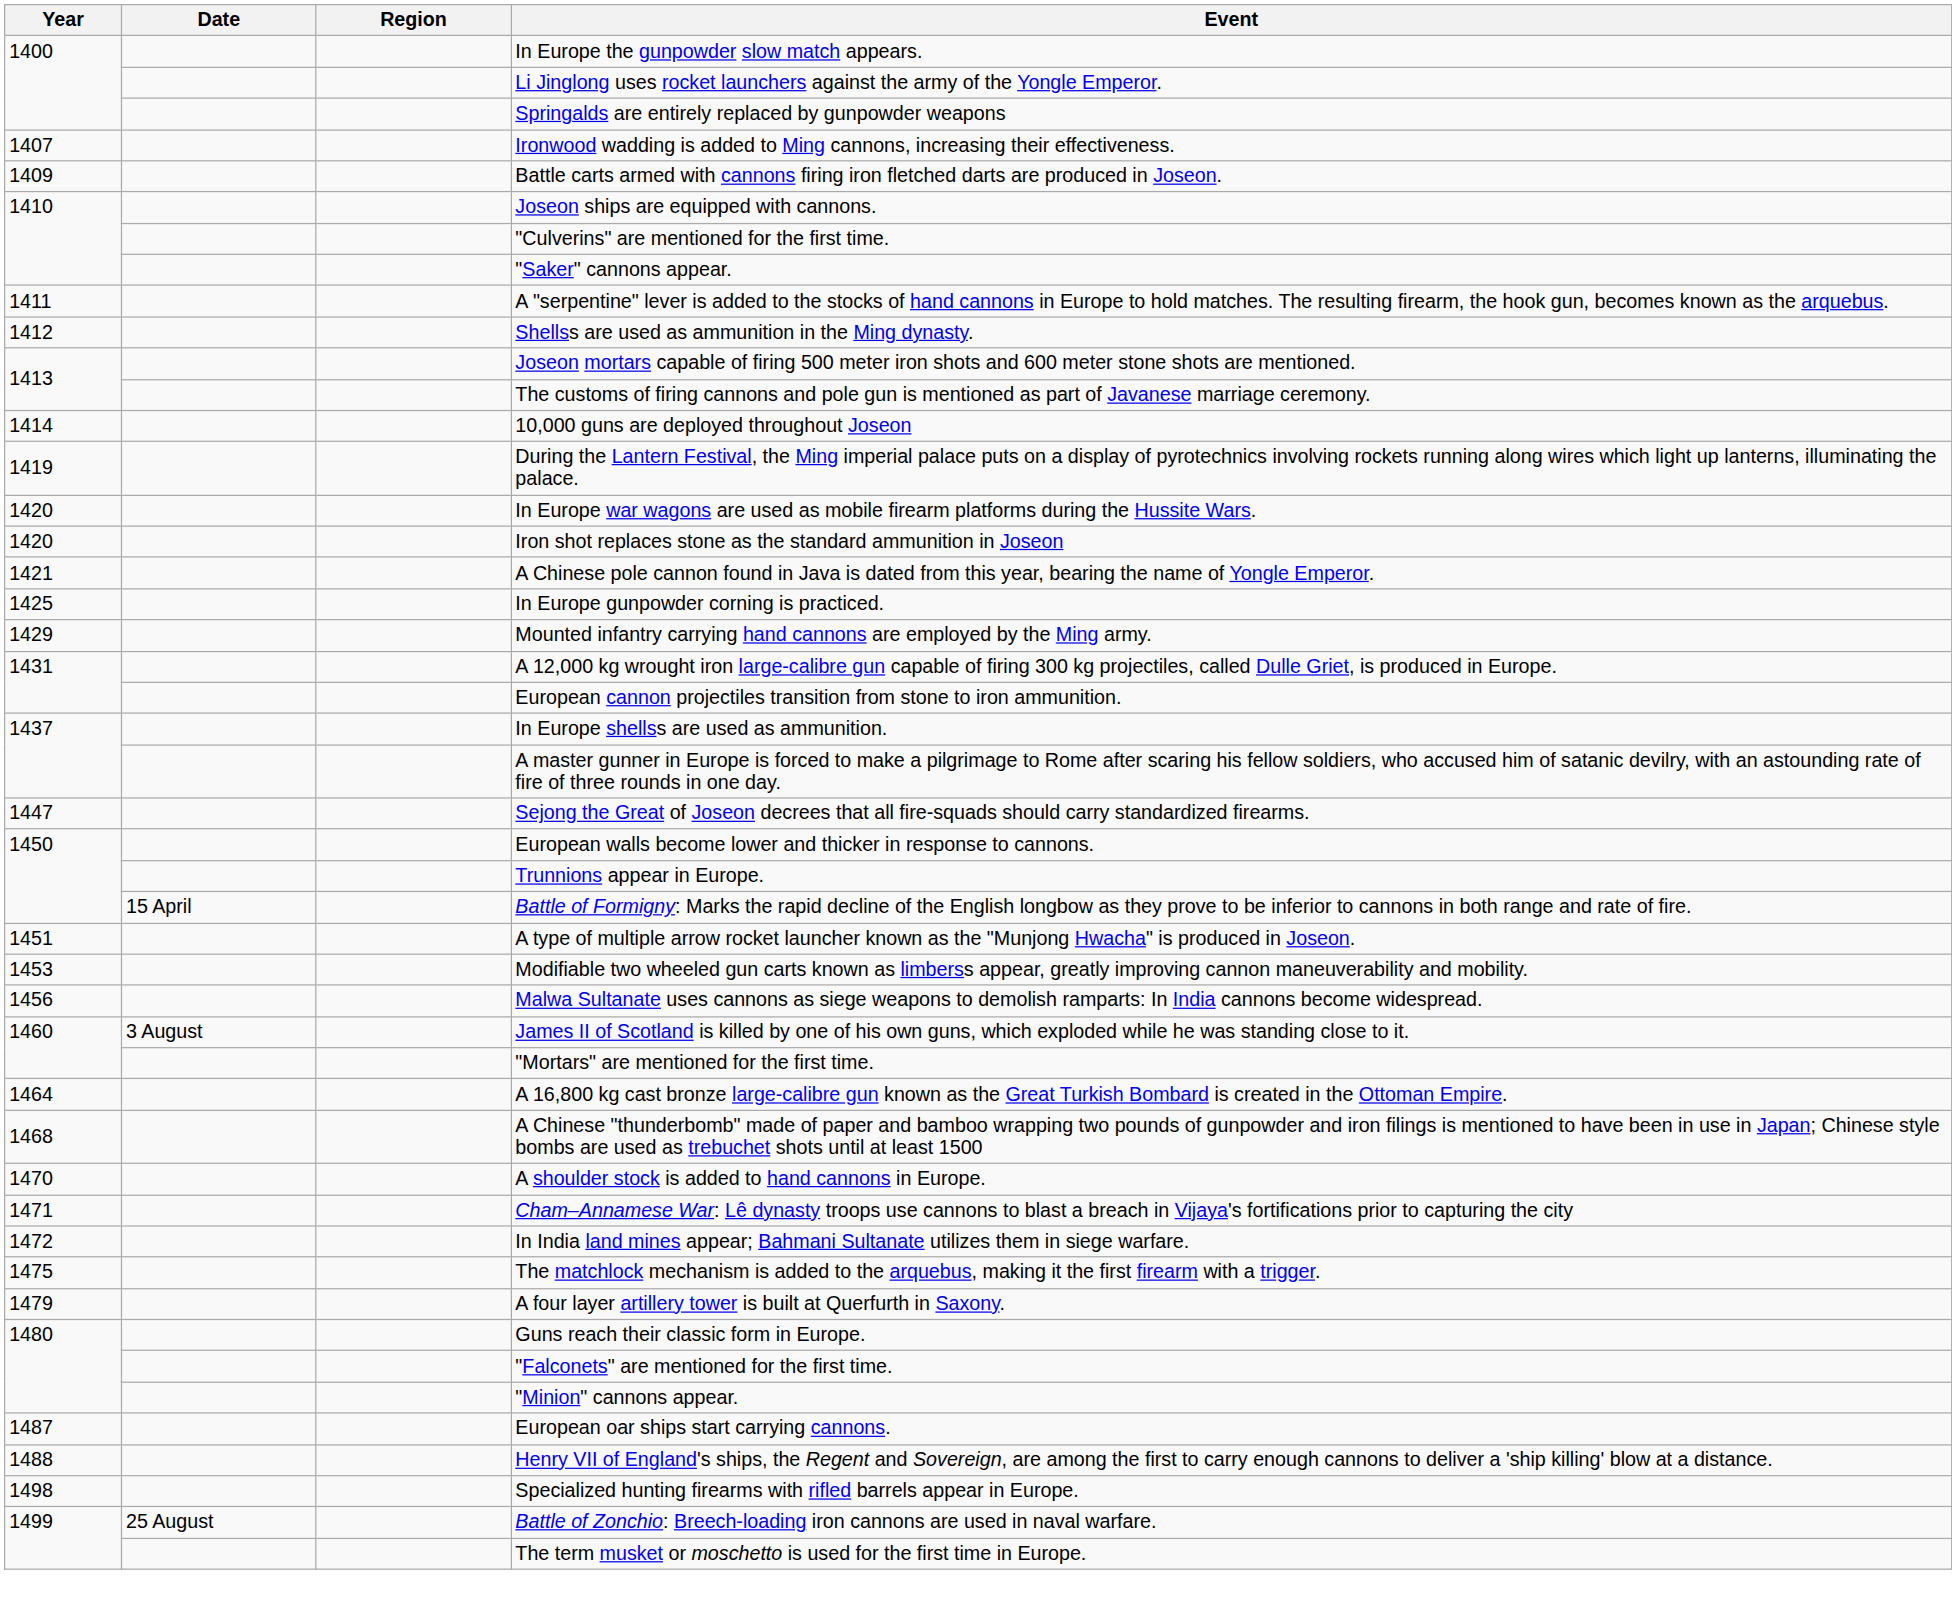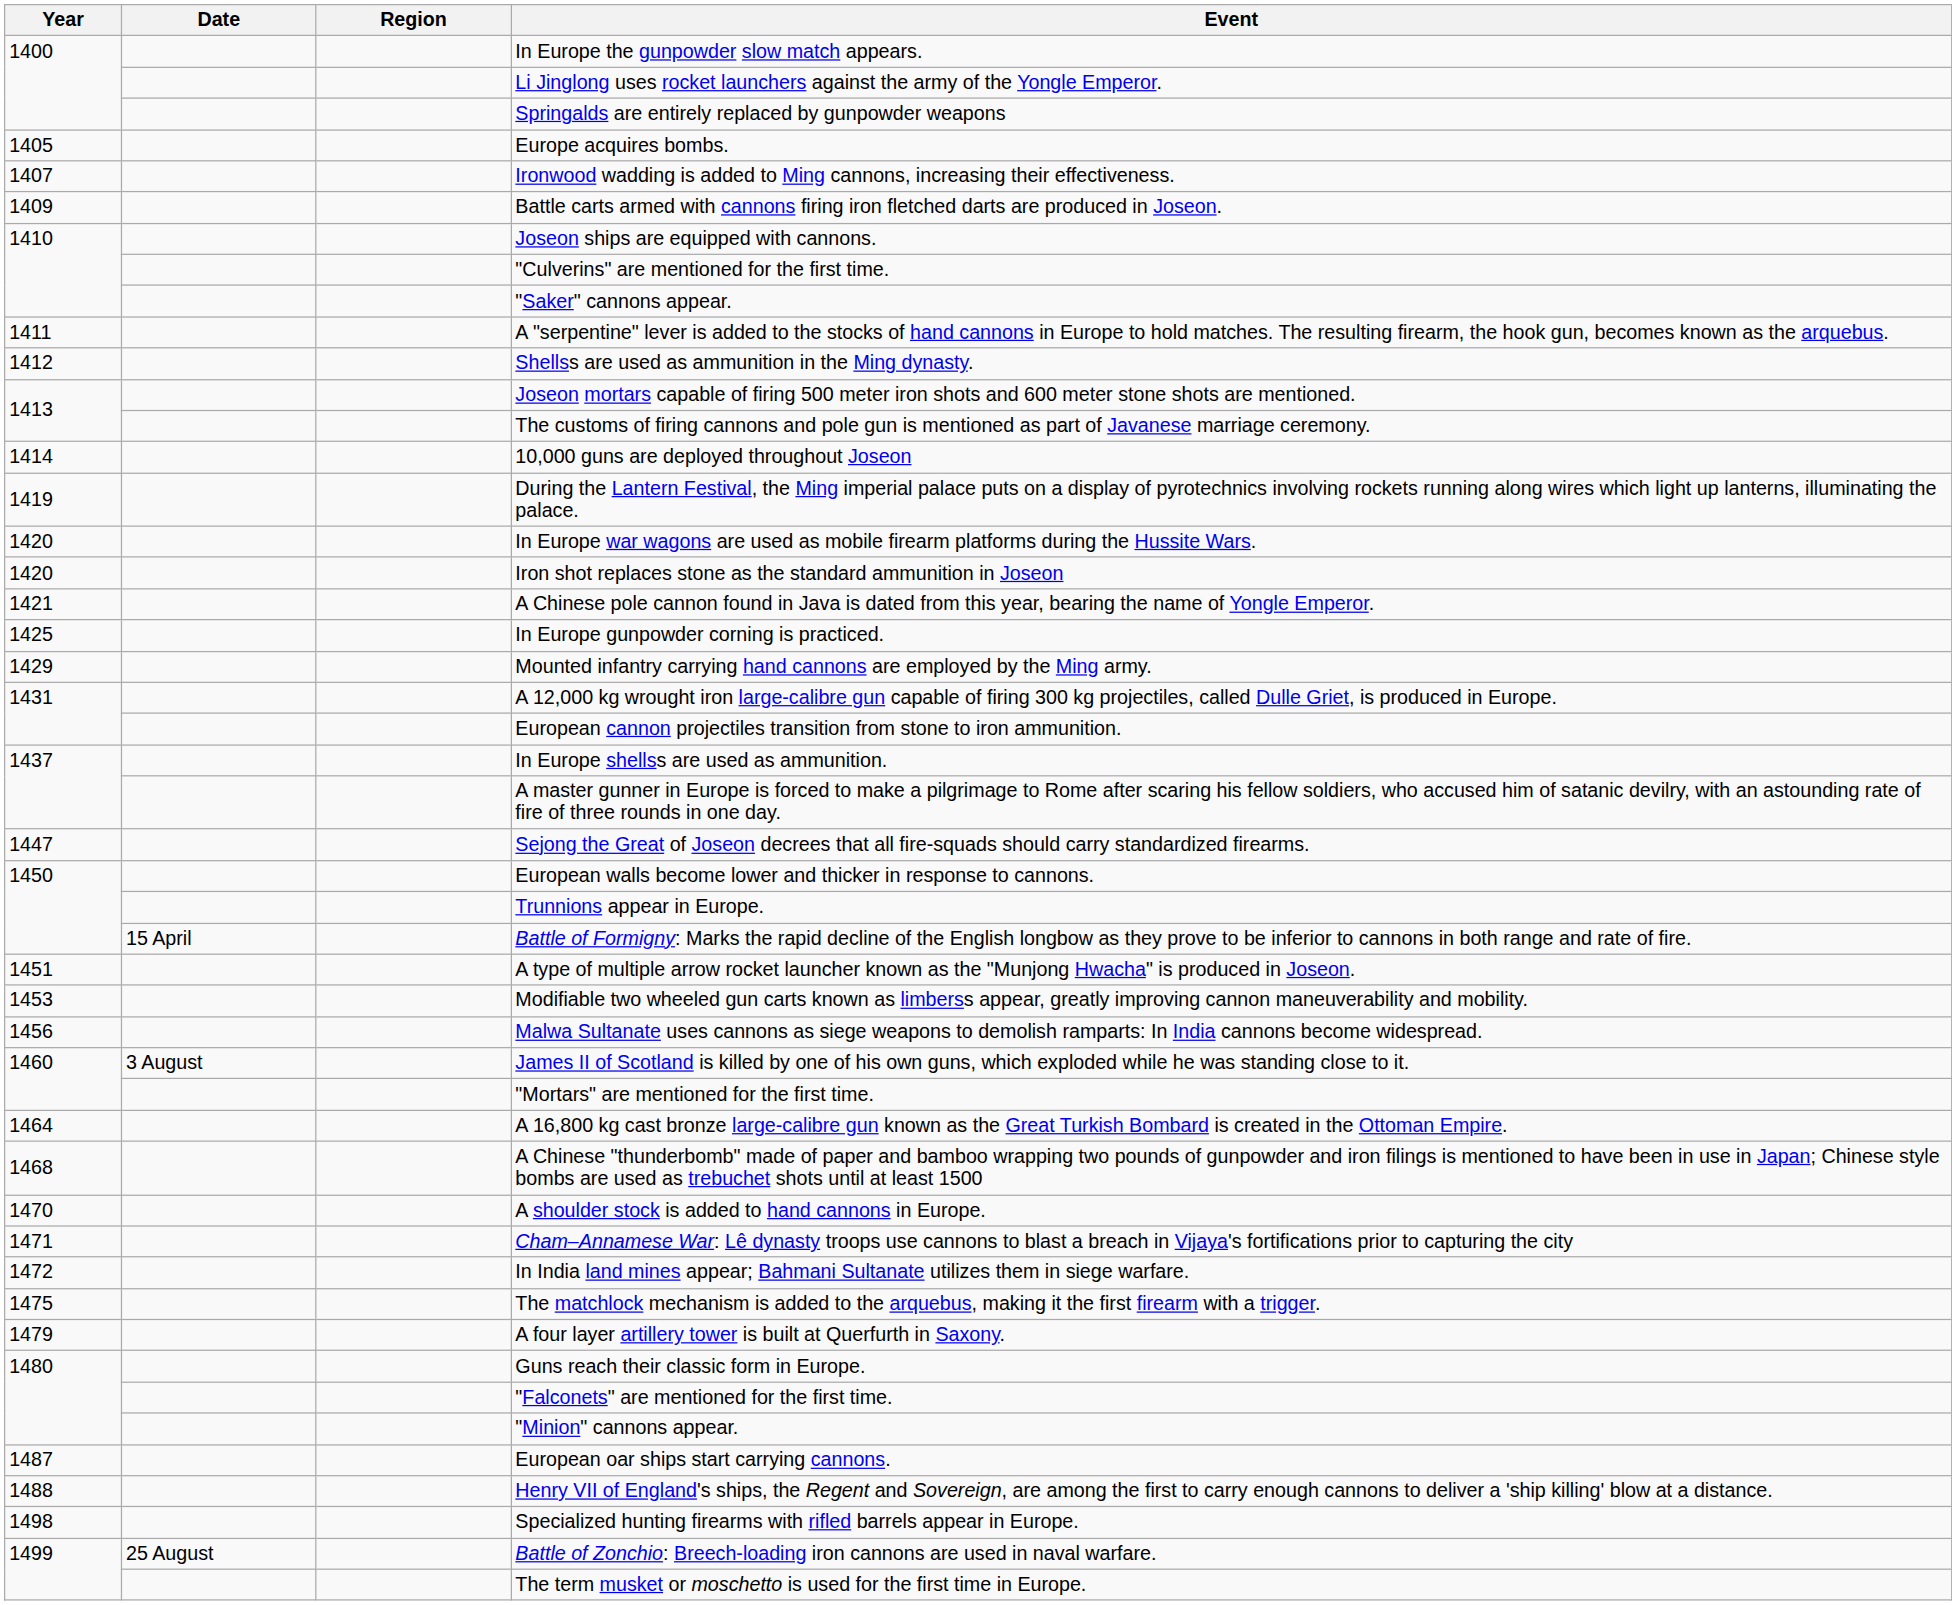+ row: (622, 144)
